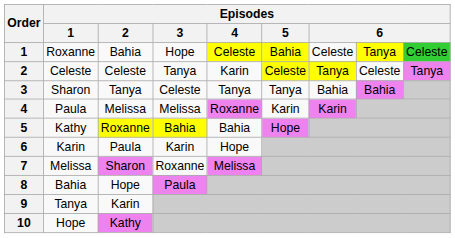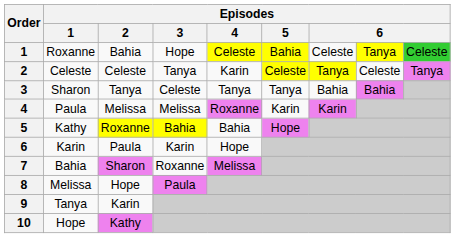(71, 166) Melissa -> (71, 166) Bahia
(71, 185) Bahia -> (71, 185) Melissa
